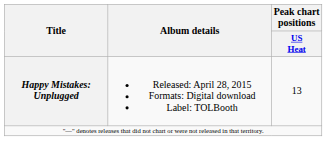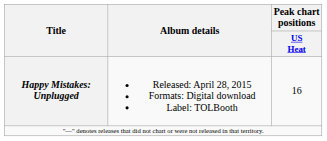(297, 91) 13 -> (297, 91) 16
